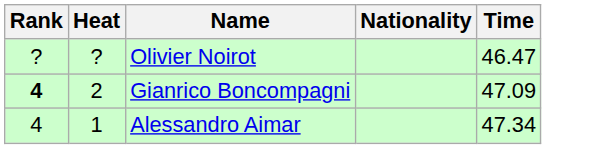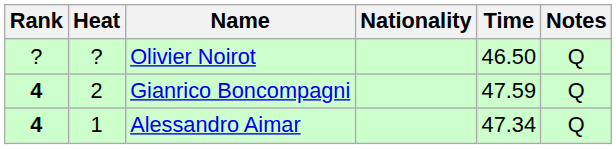+ column: (576, 21)
(509, 56) 46.47 -> (509, 56) 46.50
(509, 90) 47.09 -> (509, 90) 47.59
(36, 125) normal -> (36, 125) bold
